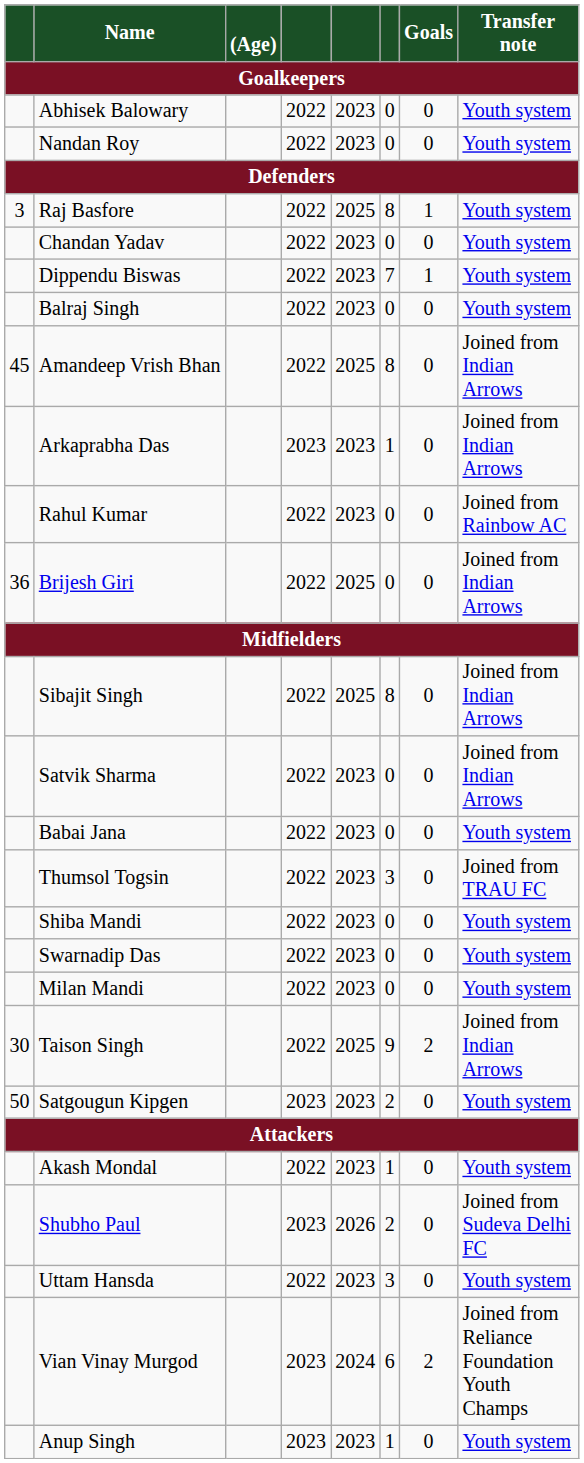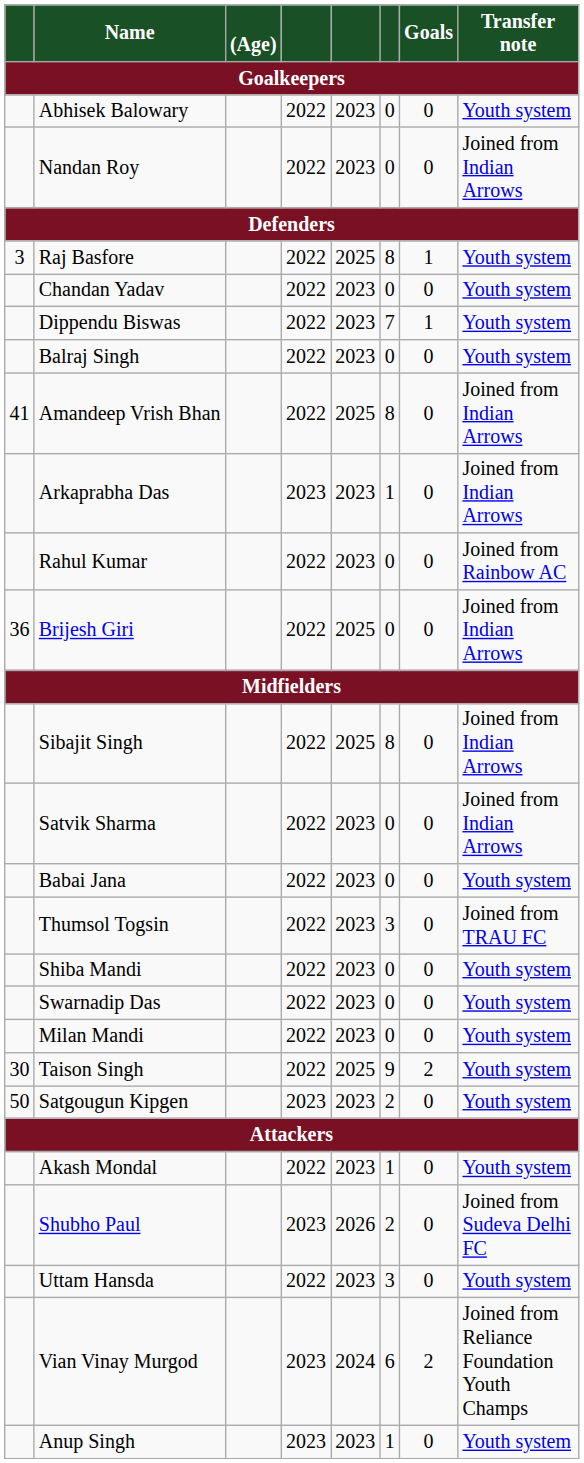(517, 144) Youth system -> (510, 167) Joined from Indian Arrows
(19, 365) 45 -> (19, 413) 41
(510, 1045) Joined from Indian Arrows -> (517, 1069) Youth system
